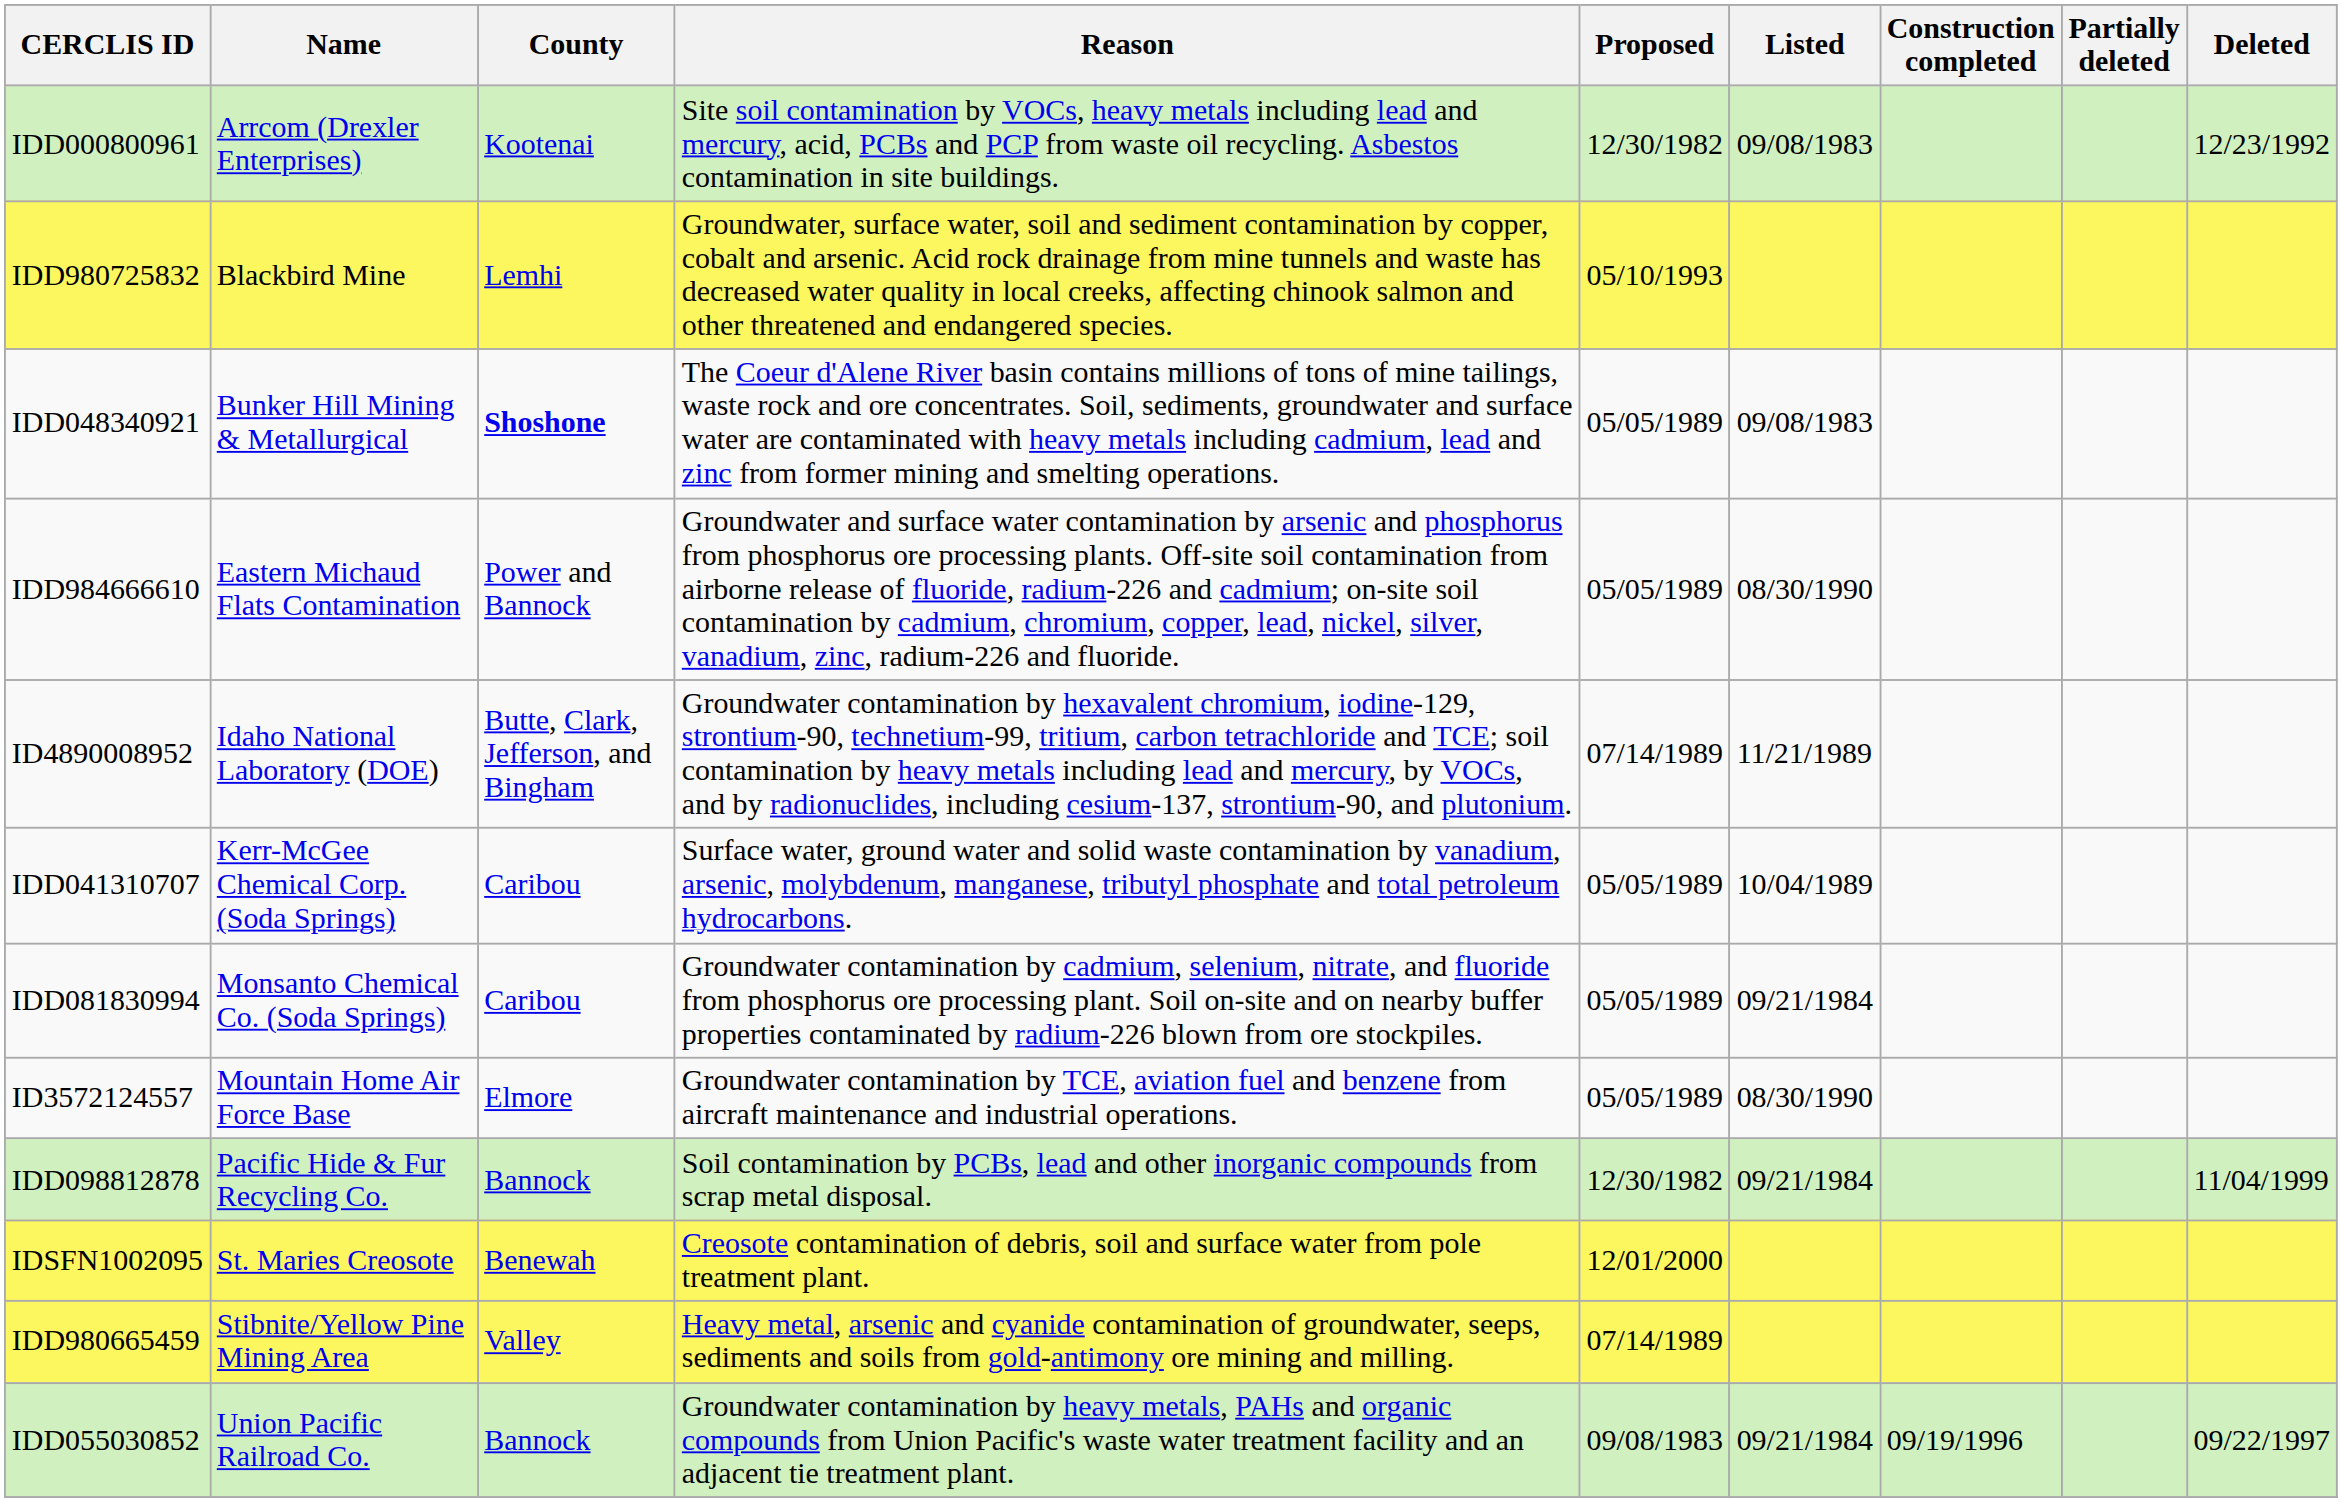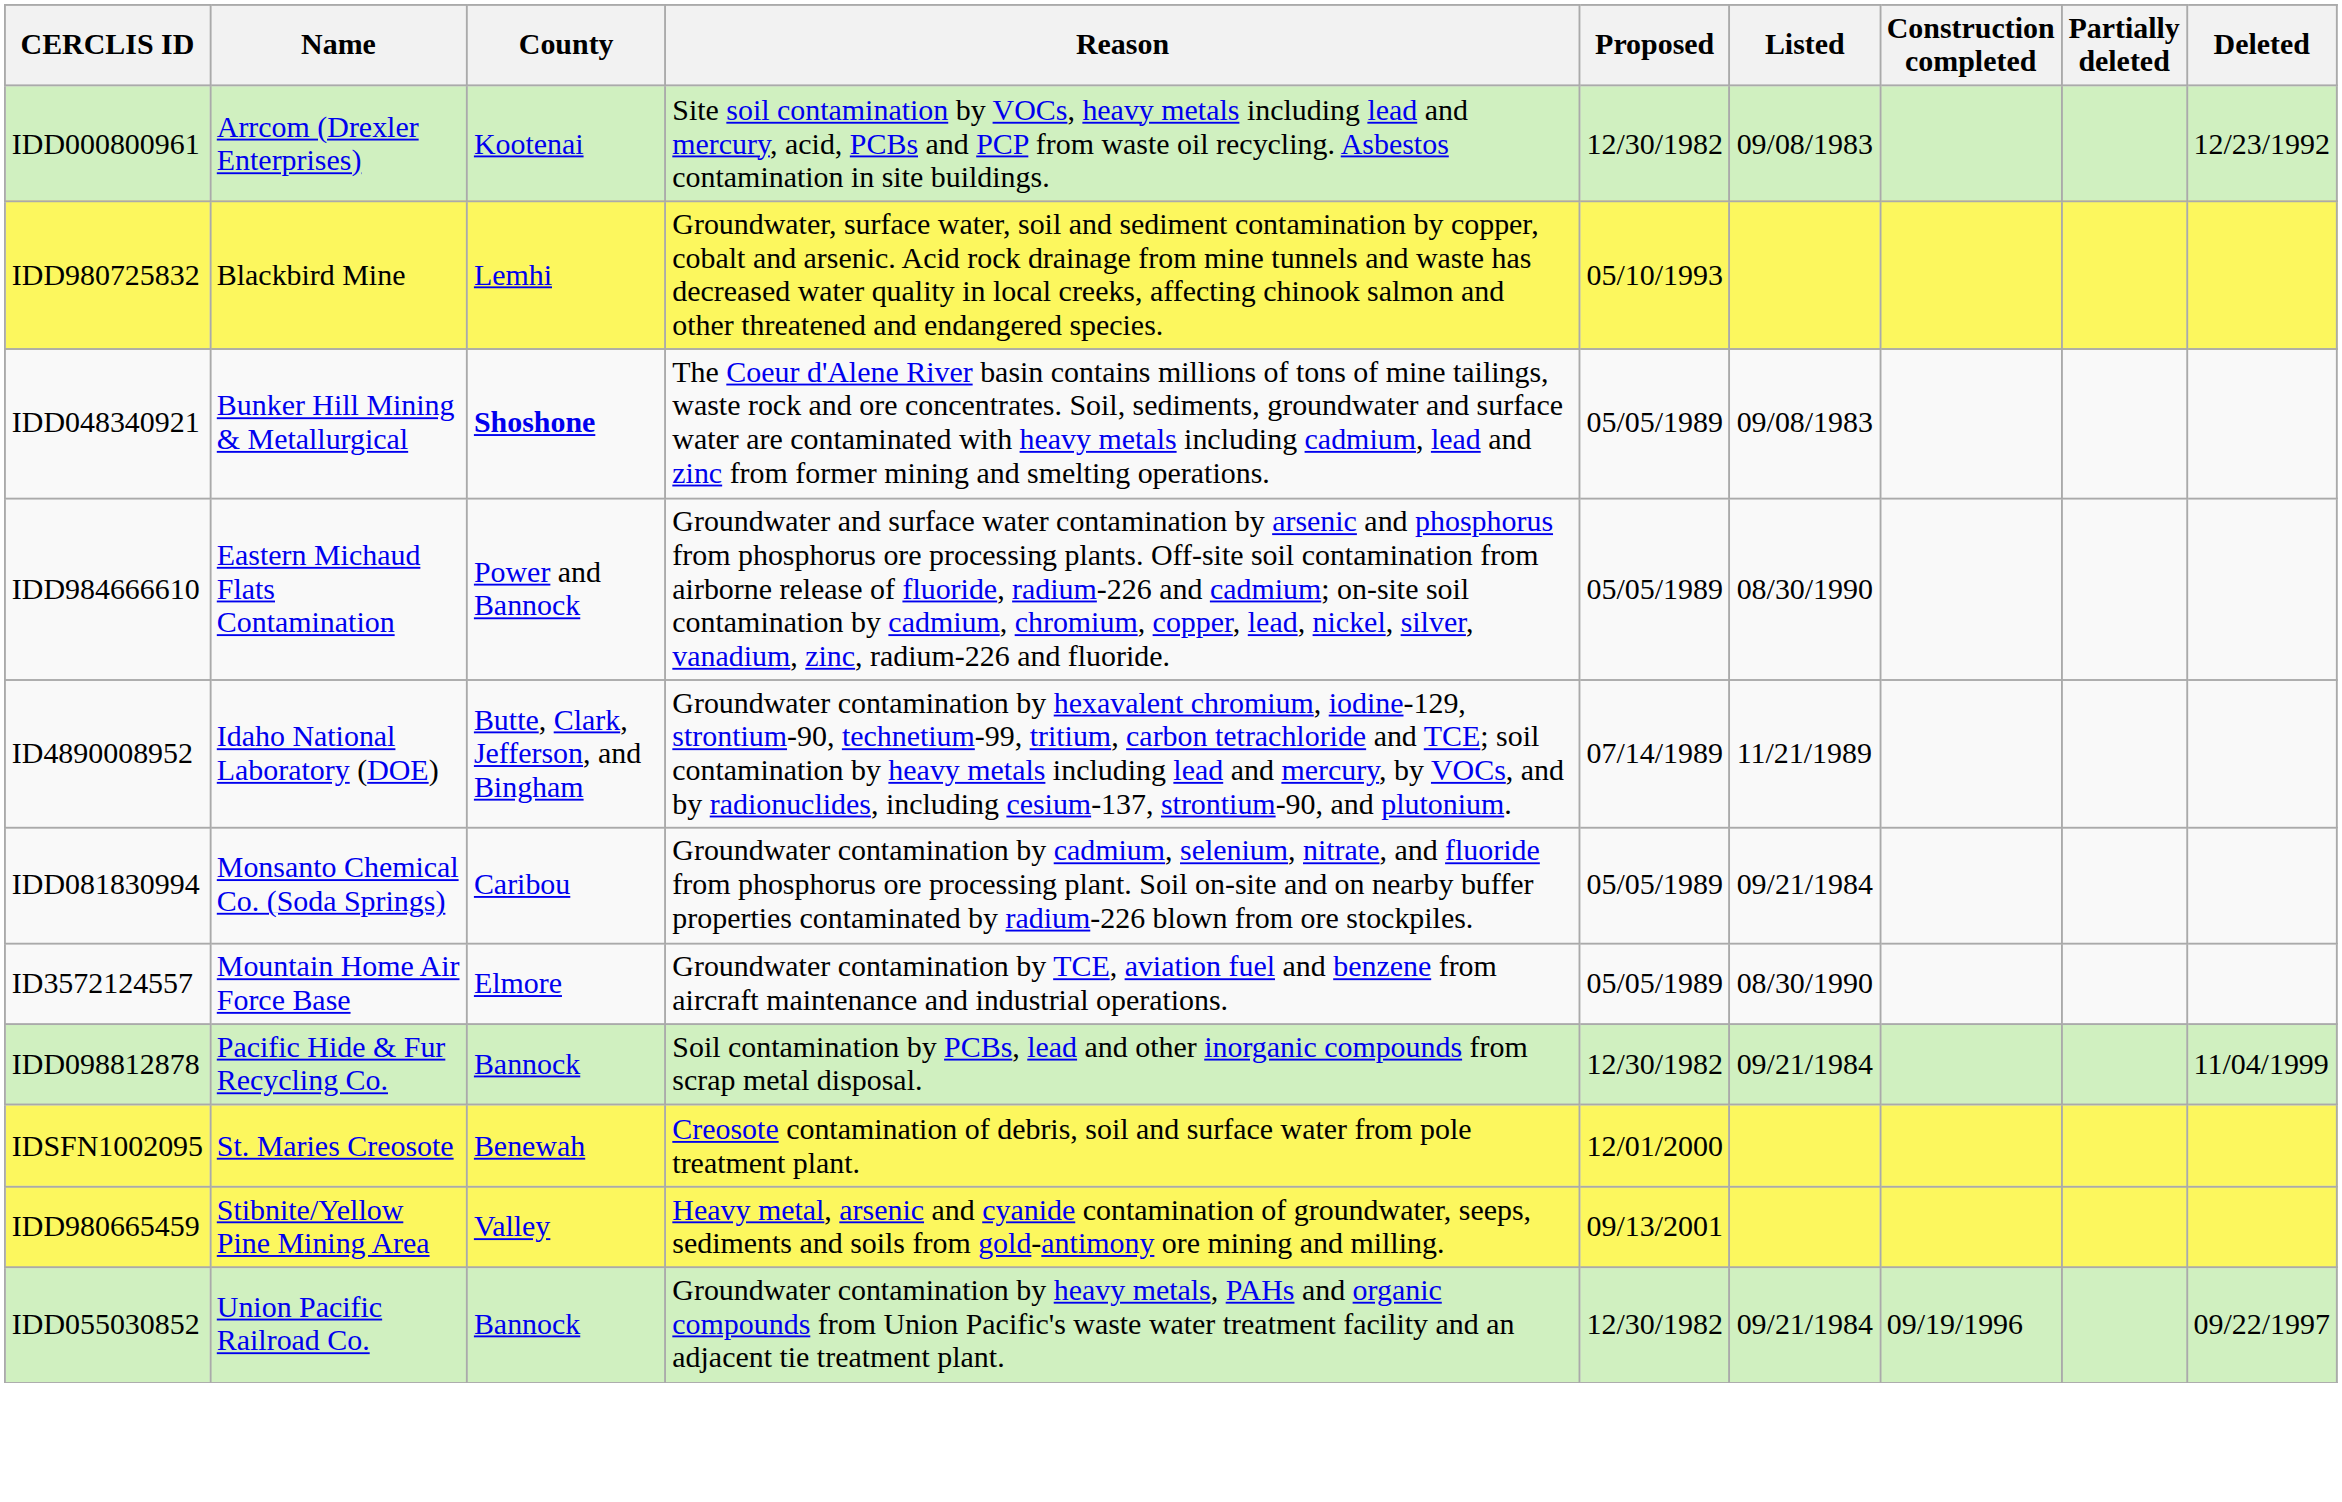- row: (106, 885)
(1655, 1341) 07/14/1989 -> (1655, 1226) 09/13/2001
(1655, 1439) 09/08/1983 -> (1655, 1324) 12/30/1982
